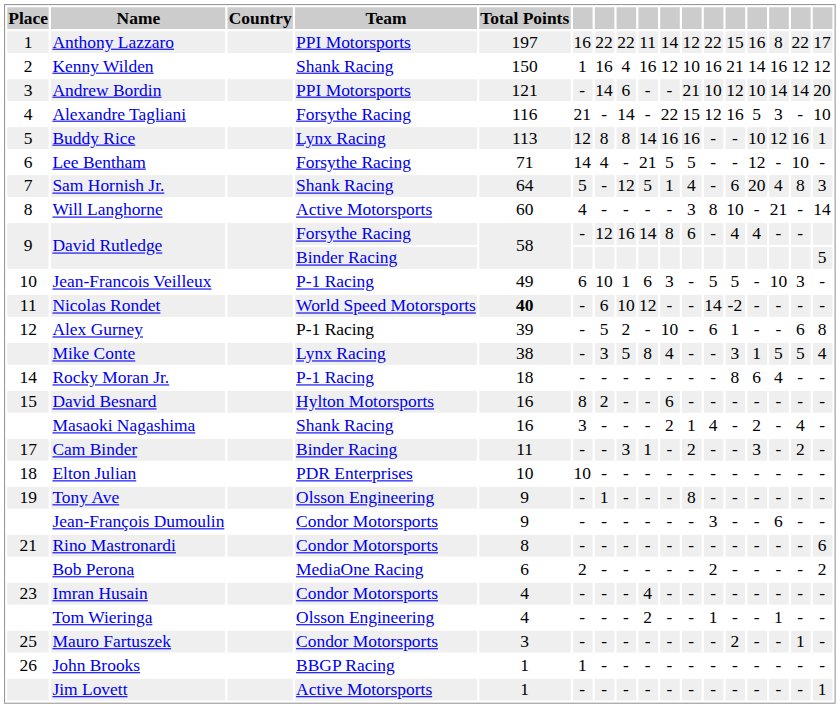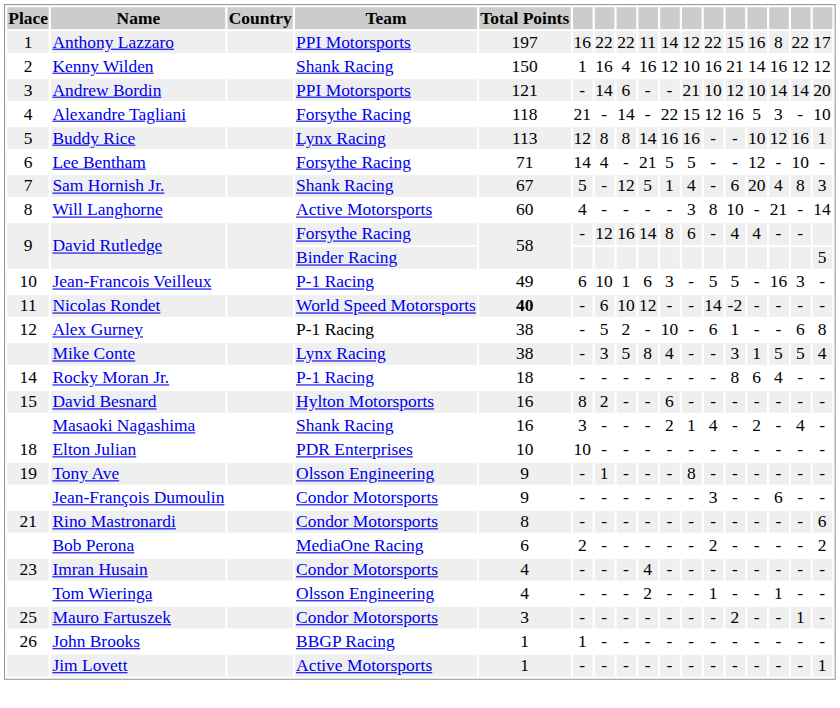(525, 114) 116 -> (525, 114) 118
(525, 185) 64 -> (525, 185) 67
(778, 281) 10 -> (778, 281) 16
(525, 329) 39 -> (525, 329) 38
- row: (95, 449)
